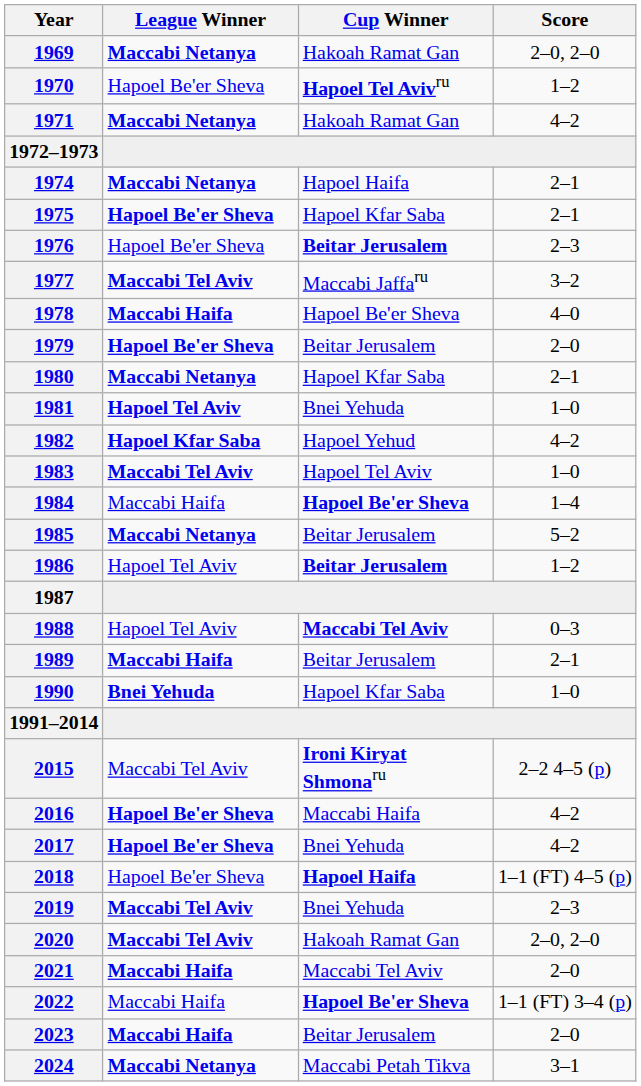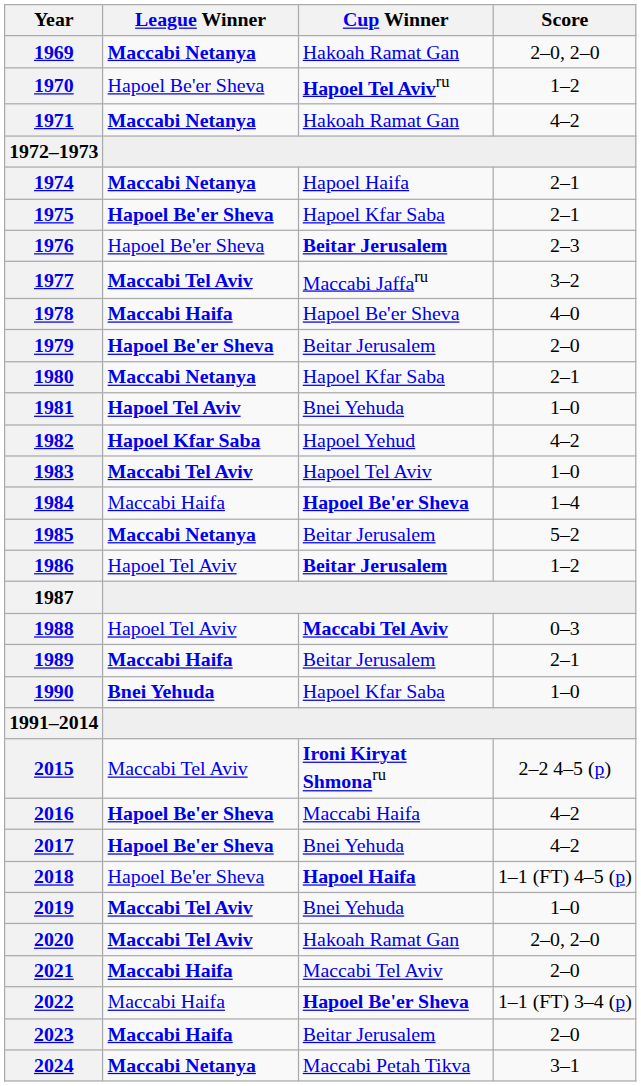(565, 908) 2–3 -> (565, 908) 1–0
